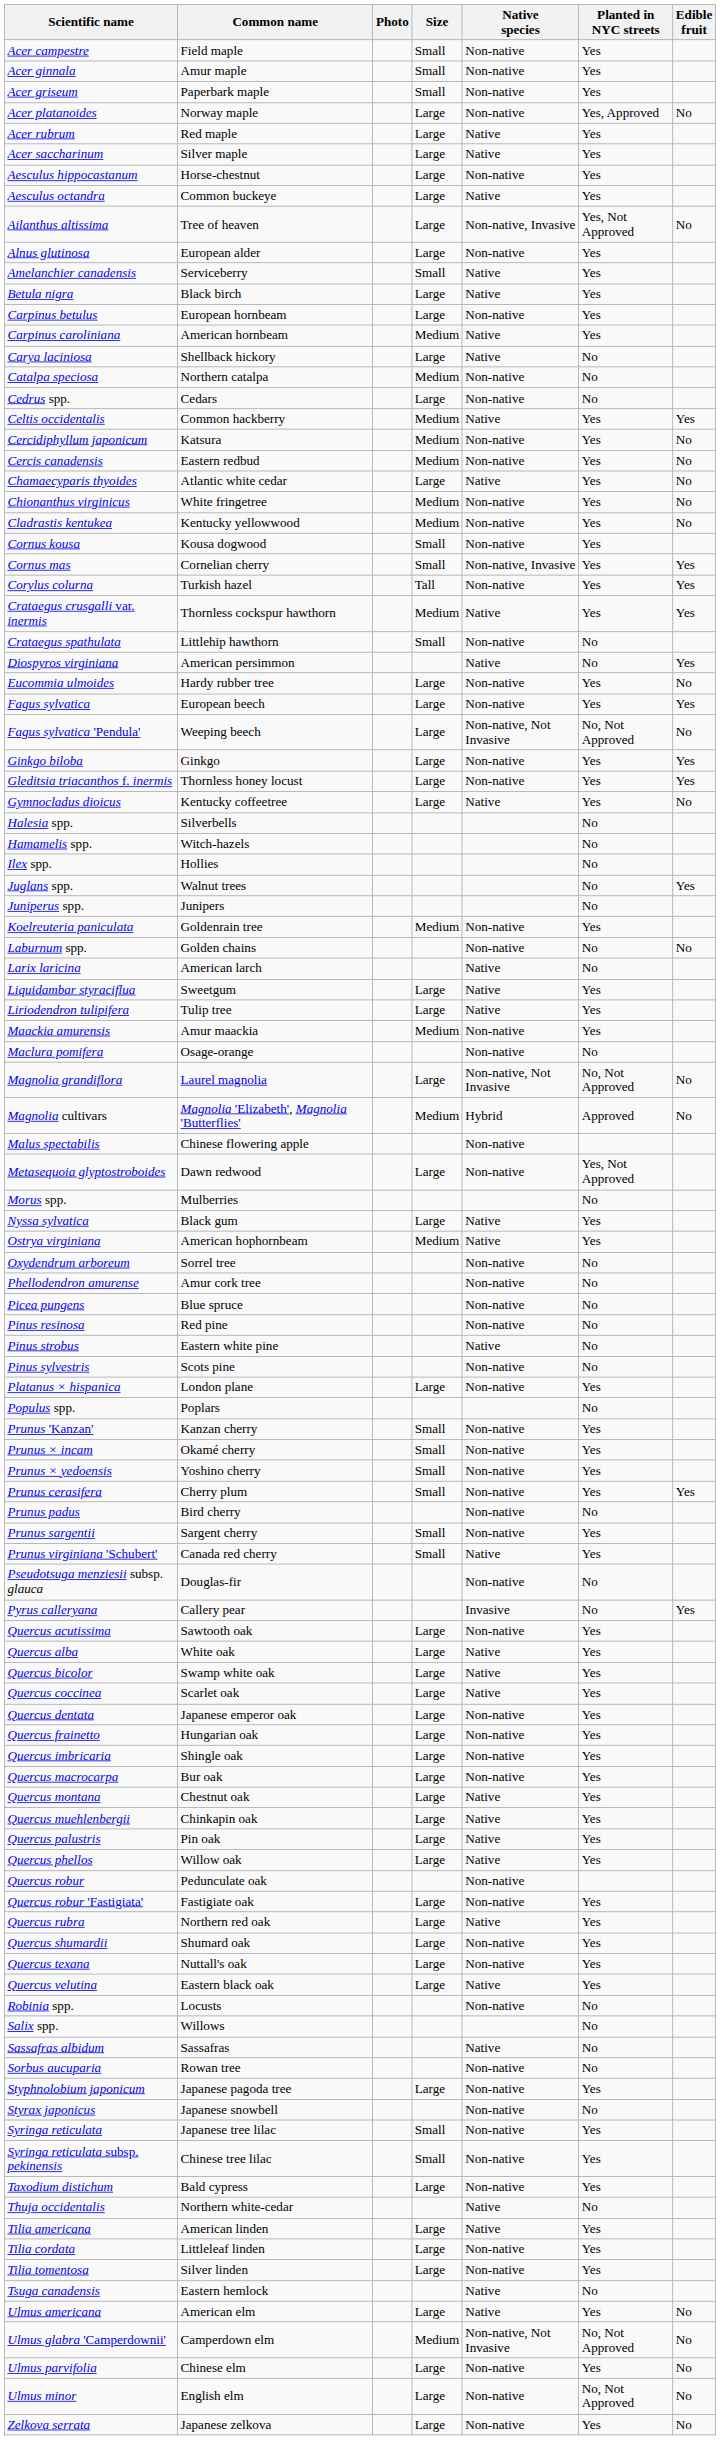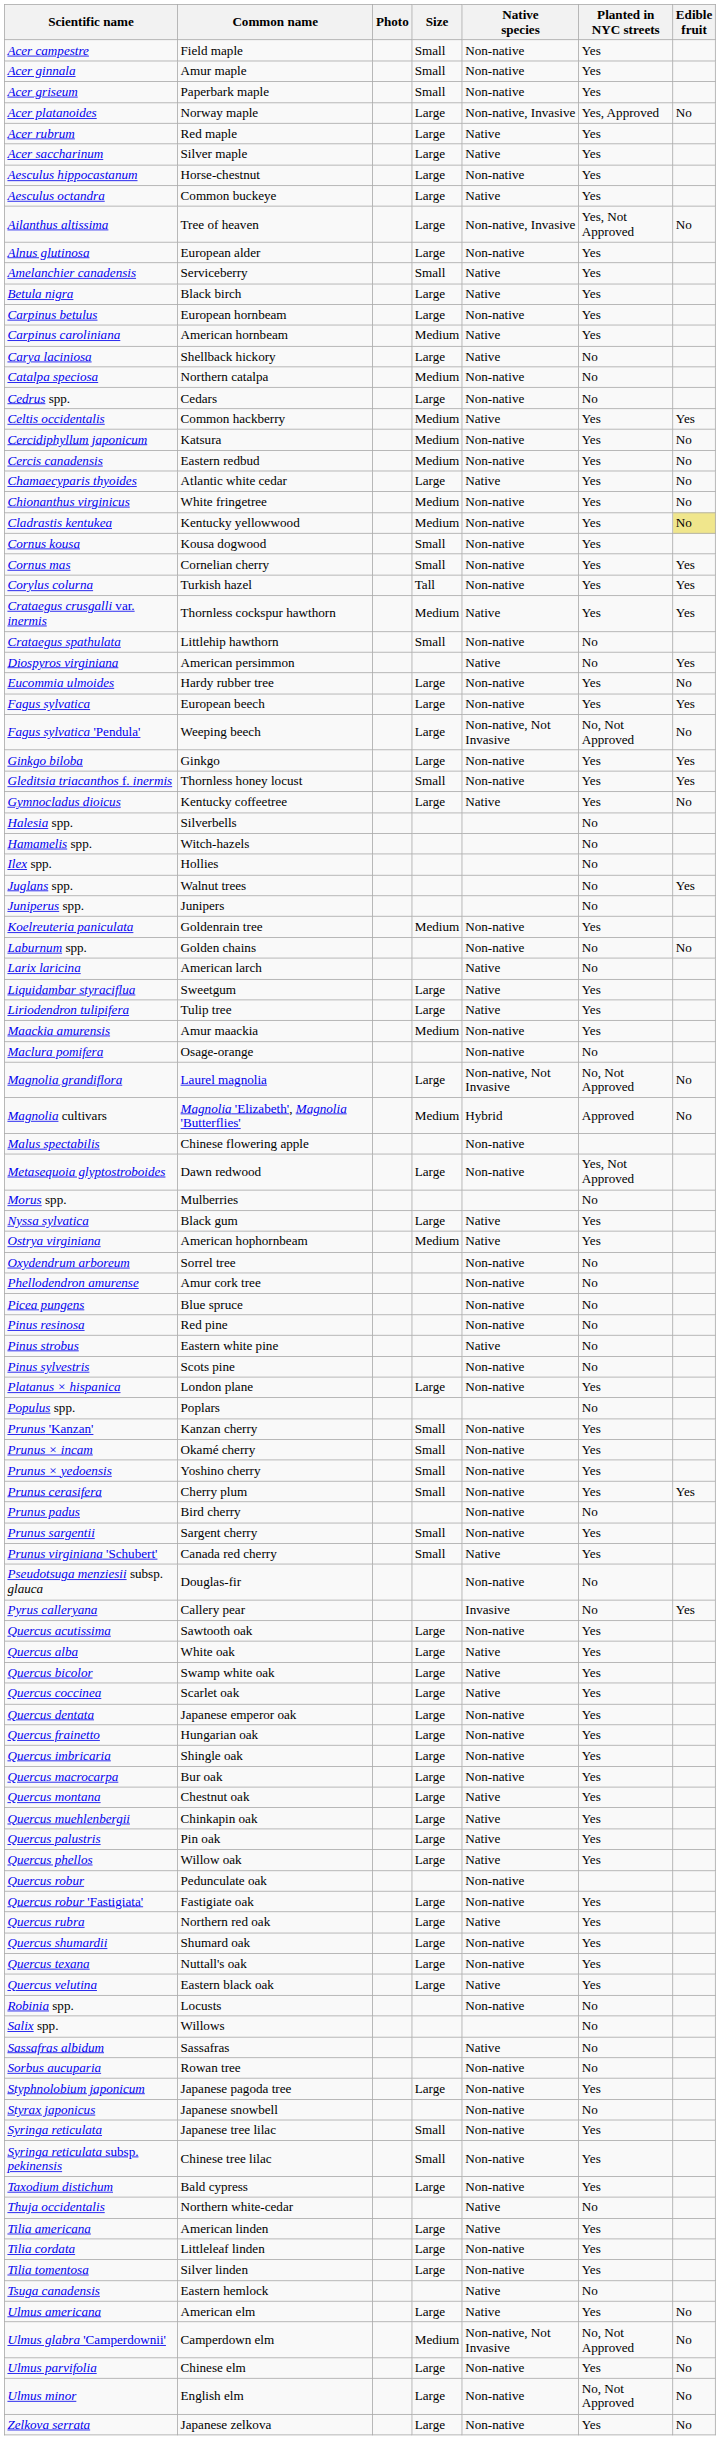(495, 112) Non-native -> (520, 112) Non-native, Invasive
(684, 522) no background -> (684, 522) khaki background
(520, 564) Non-native, Invasive -> (495, 564) Non-native
(430, 781) Large -> (430, 781) Small
